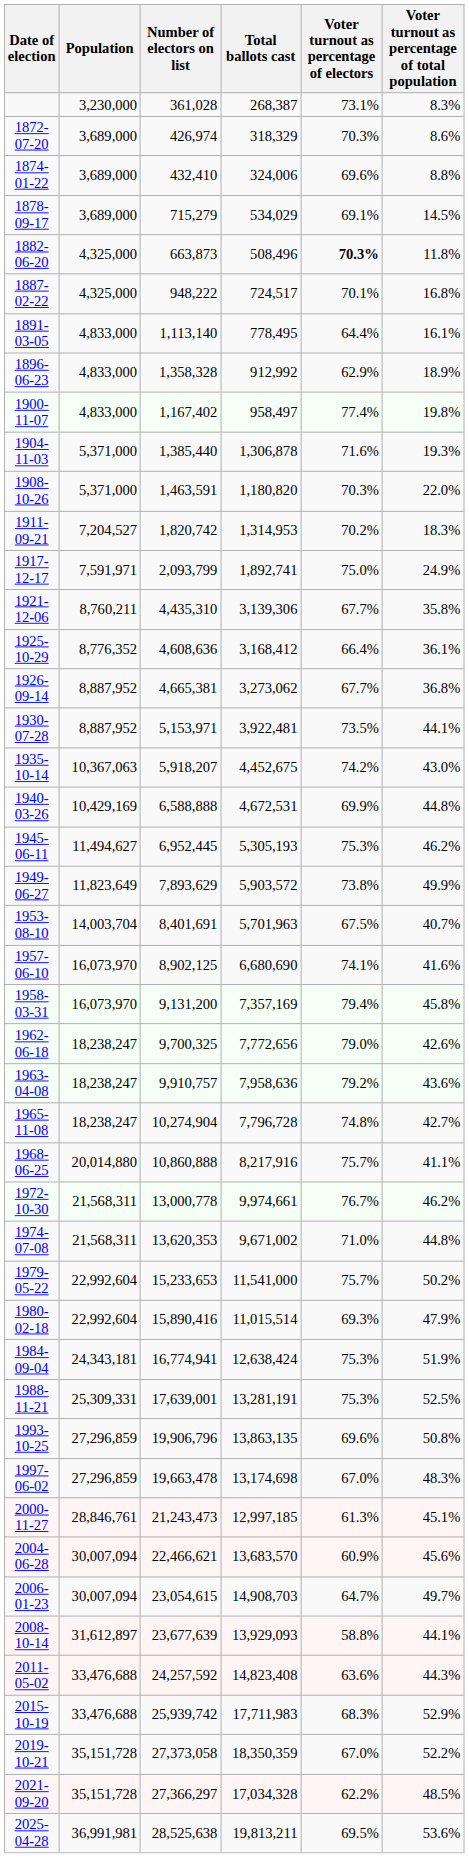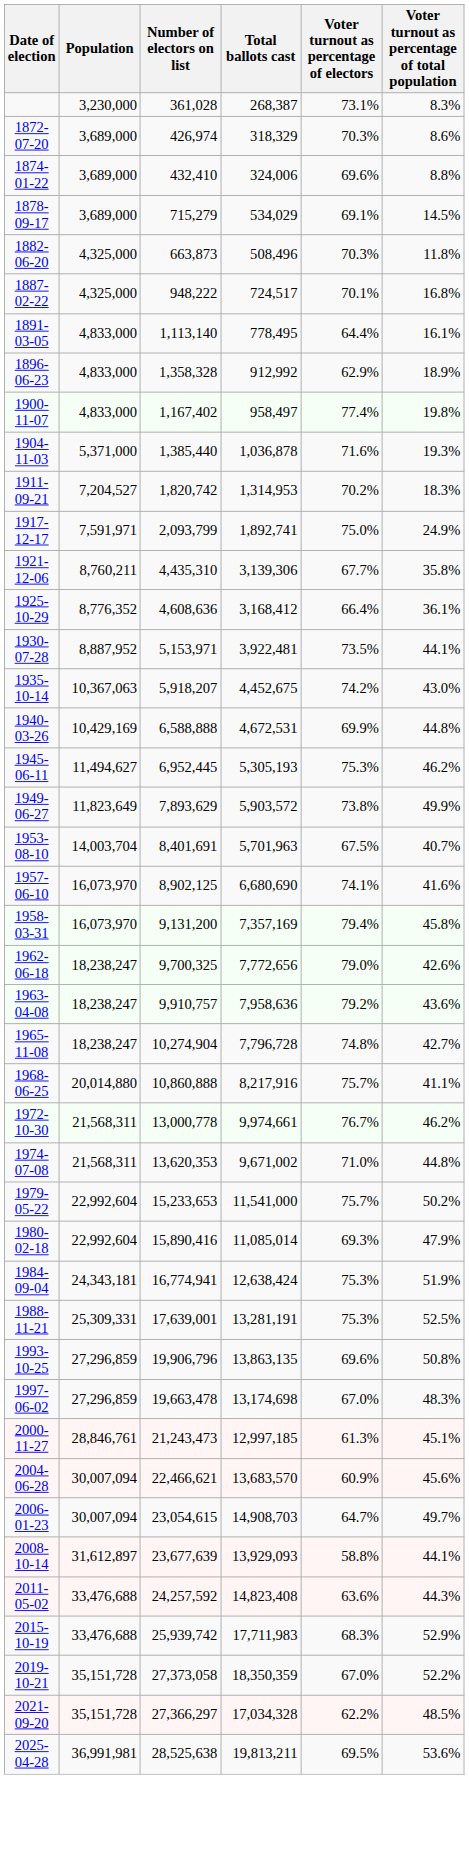(359, 254) bold -> (360, 254) normal
(268, 451) 1,306,878 -> (268, 451) 1,036,878
- row: (32, 491)
- row: (32, 688)
(265, 1320) 11,015,514 -> (265, 1241) 11,085,014
